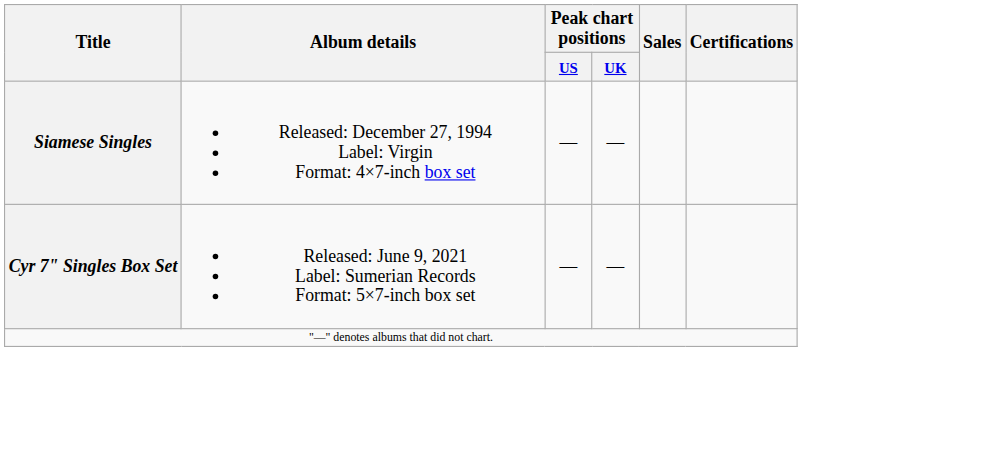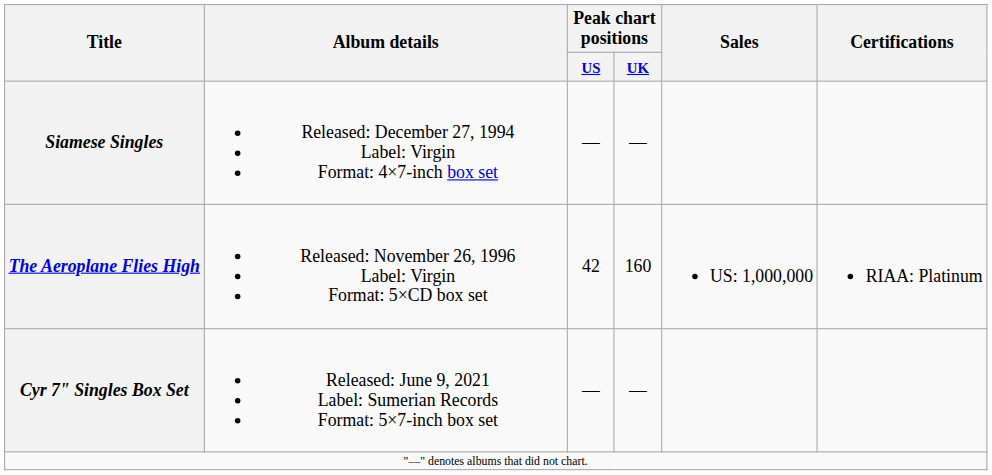+ row: (104, 266)
